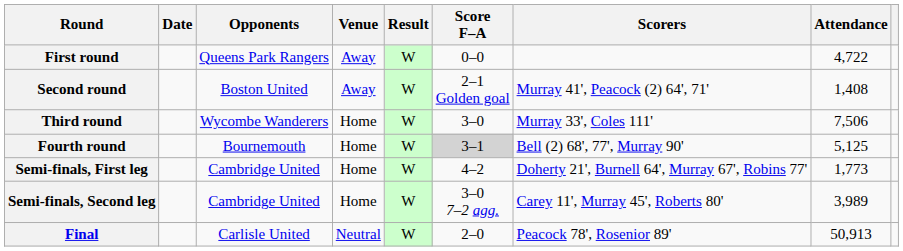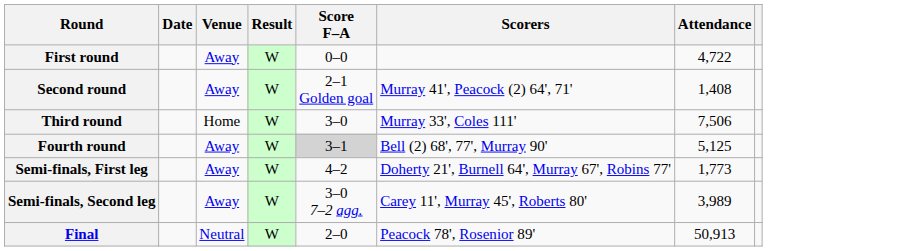- column: (264, 24)
(358, 145) Home -> (222, 145) Away
(358, 169) Home -> (222, 169) Away
(358, 201) Home -> (222, 201) Away
